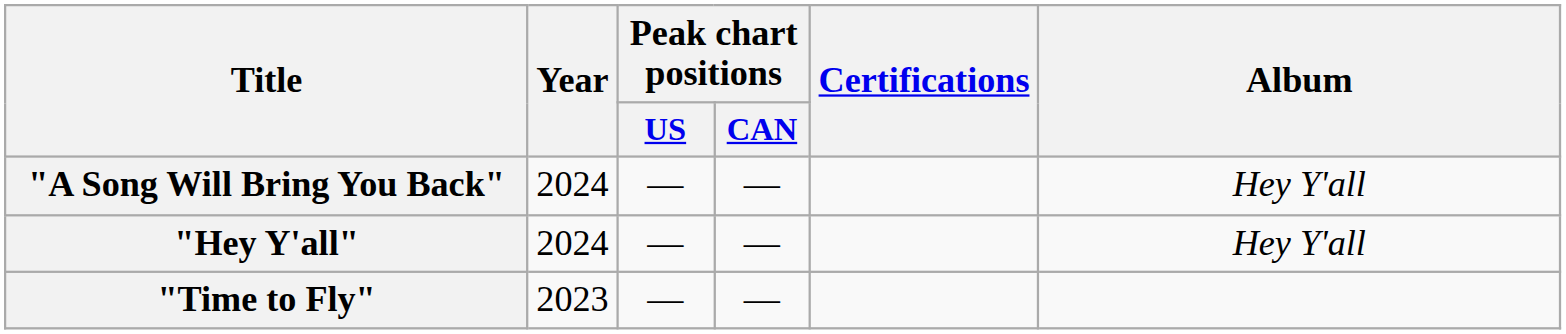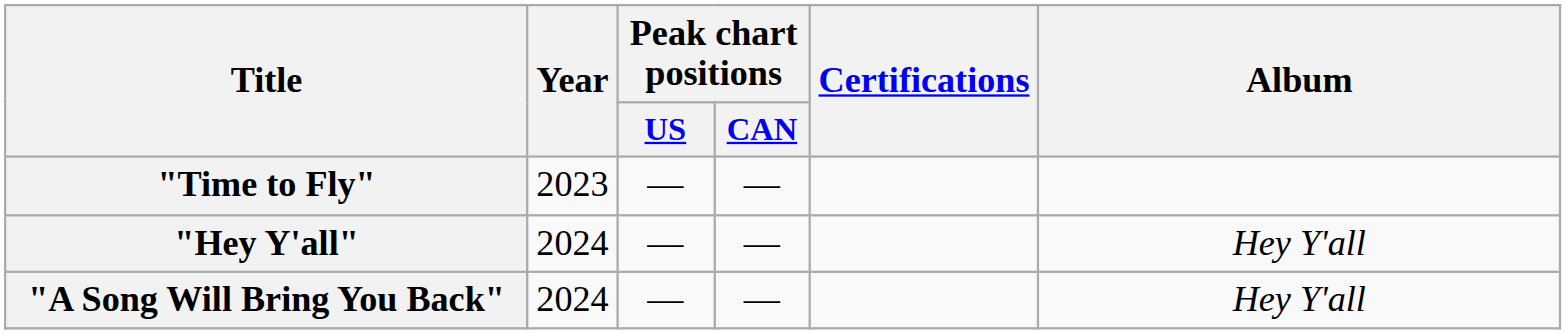rows swapped: (267, 299) <-> (267, 184)
